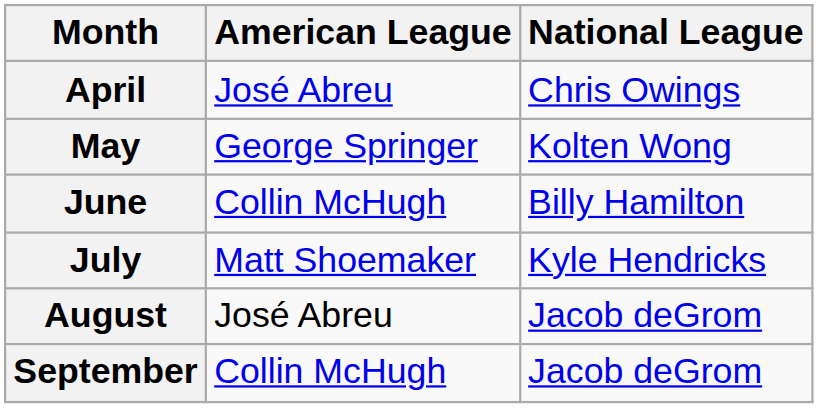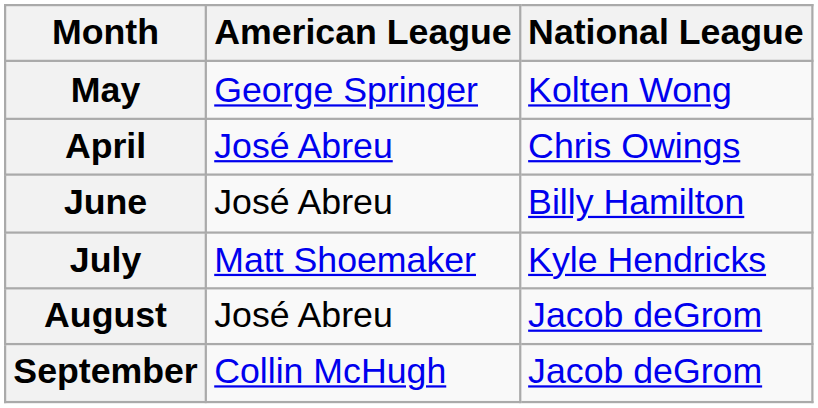rows swapped: (106, 89) <-> (106, 145)
(330, 202) Collin McHugh -> (303, 202) José Abreu
